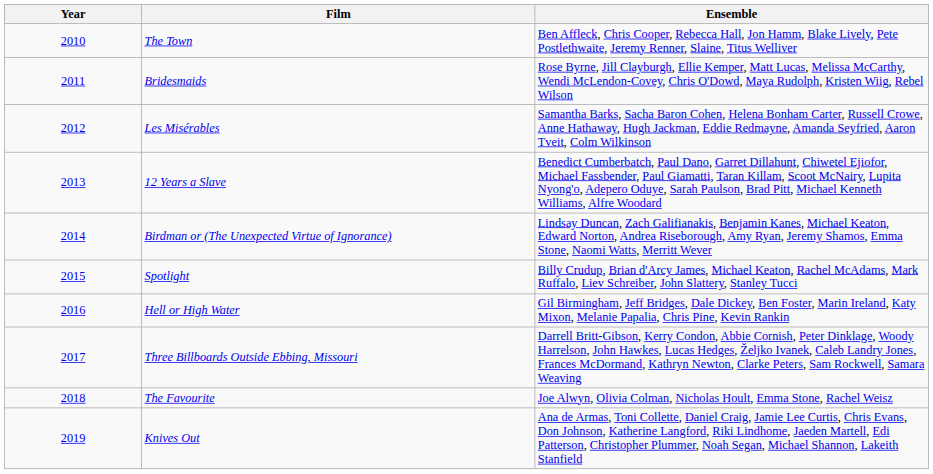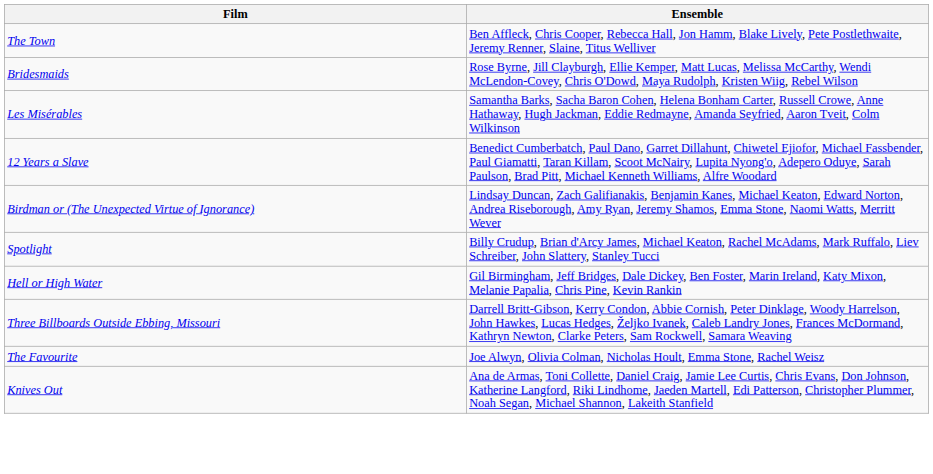- column: (73, 14)
